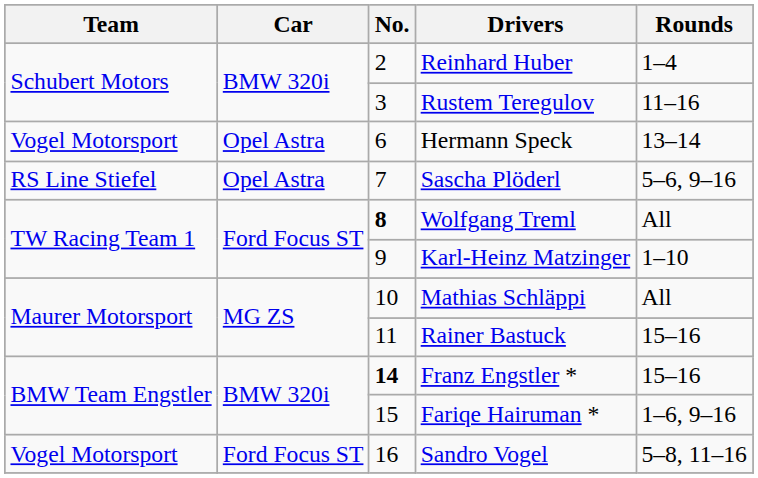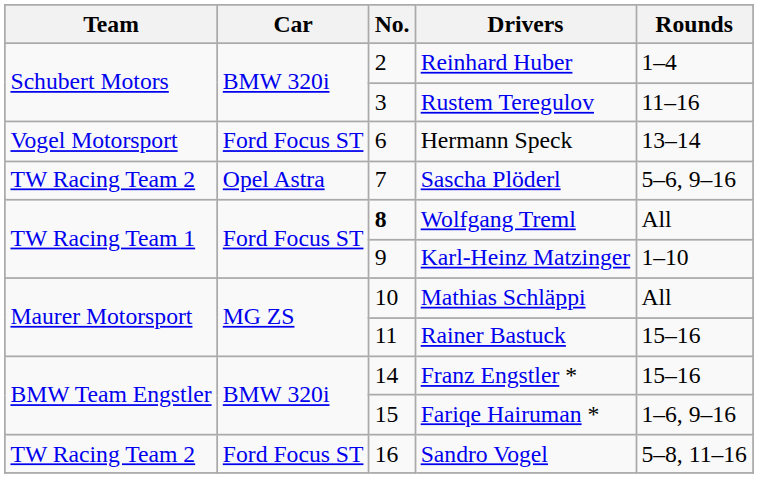(274, 140) Opel Astra -> (293, 140) Ford Focus ST
(83, 179) RS Line Stiefel -> (103, 179) TW Racing Team 2
(386, 374) bold -> (386, 374) normal
(94, 453) Vogel Motorsport -> (103, 453) TW Racing Team 2
